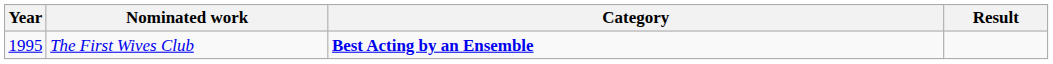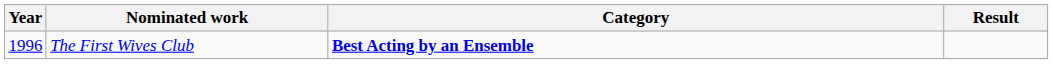(25, 44) 1995 -> (25, 44) 1996
